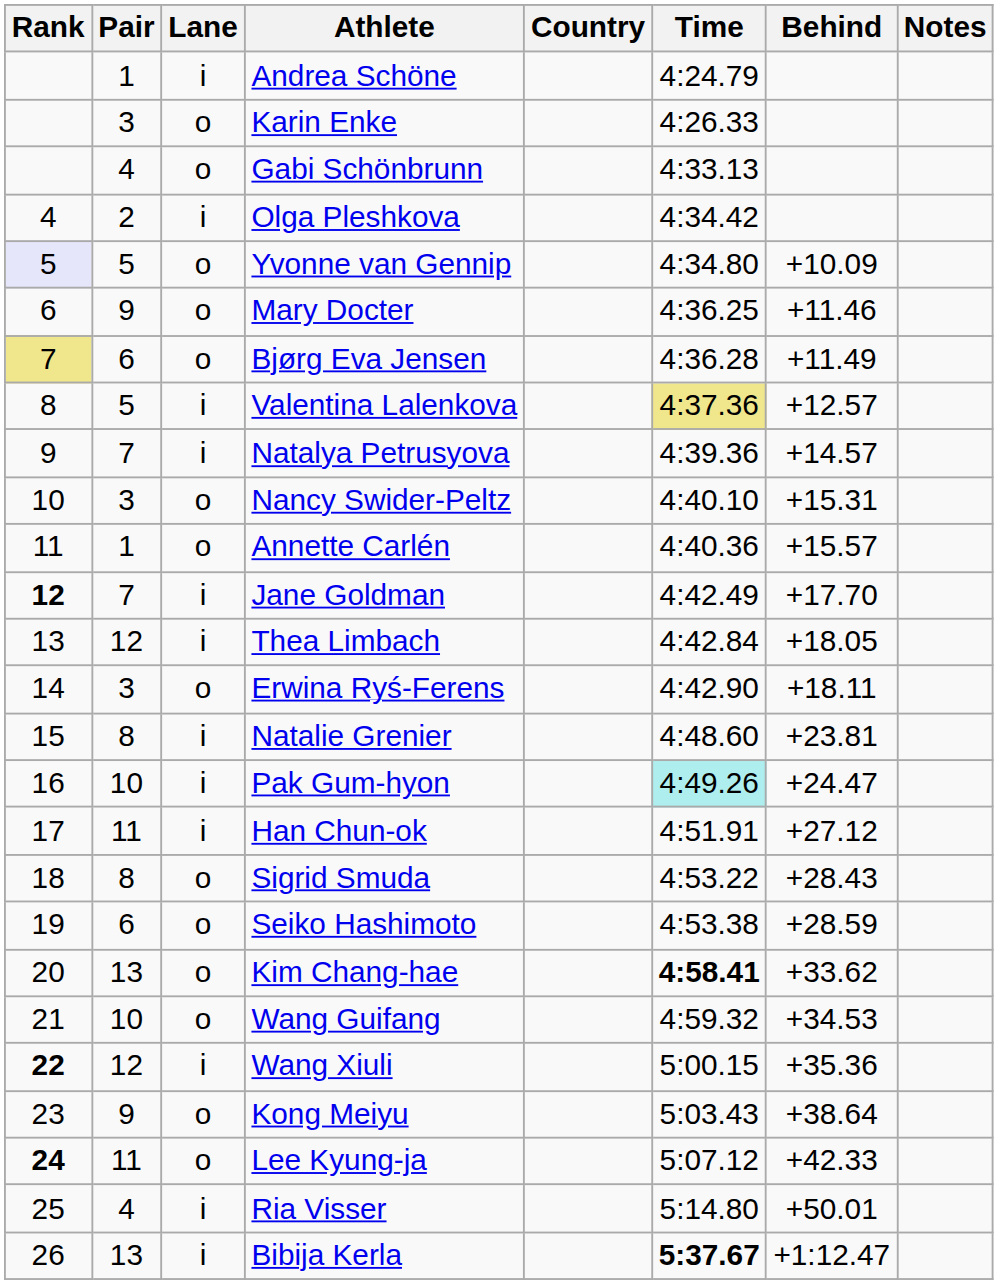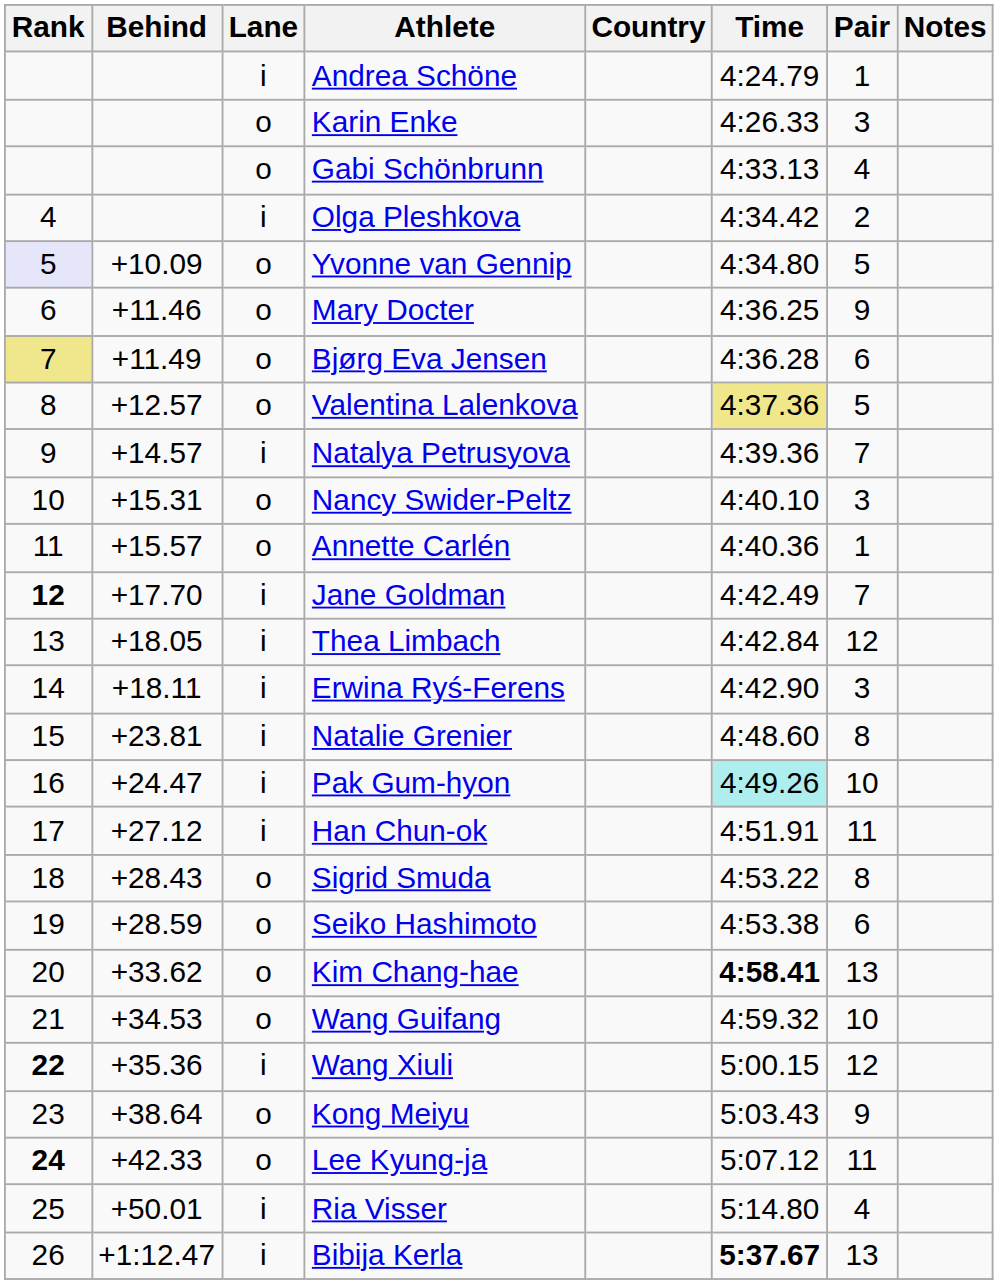columns swapped: (126, 28) <-> (832, 28)
(203, 405) i -> (263, 405) o
(203, 688) o -> (263, 688) i
